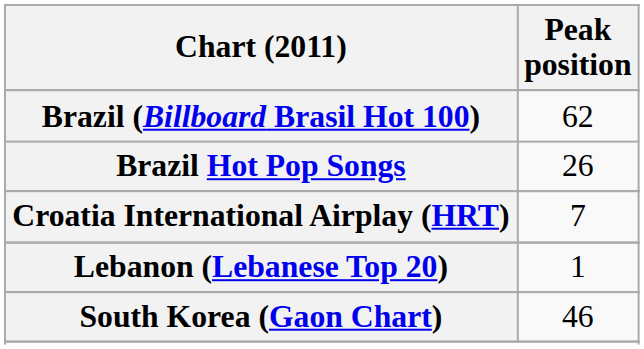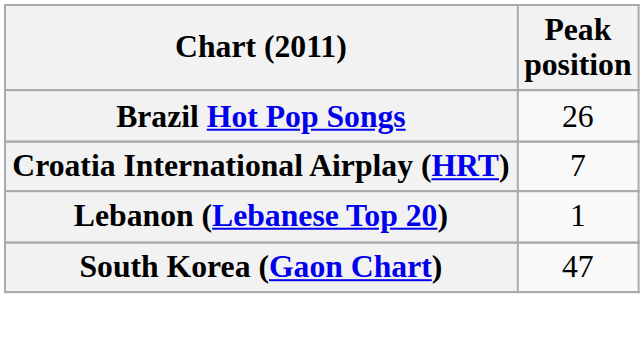- row: (261, 115)
(578, 316) 46 -> (578, 266) 47
